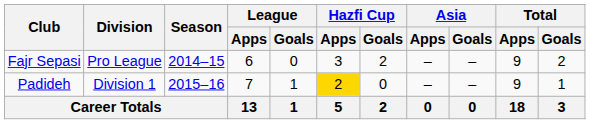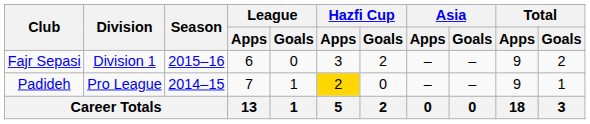(124, 61) Pro League -> (124, 61) Division 1
(196, 61) 2014–15 -> (196, 61) 2015–16
(124, 84) Division 1 -> (124, 84) Pro League
(196, 84) 2015–16 -> (196, 84) 2014–15
